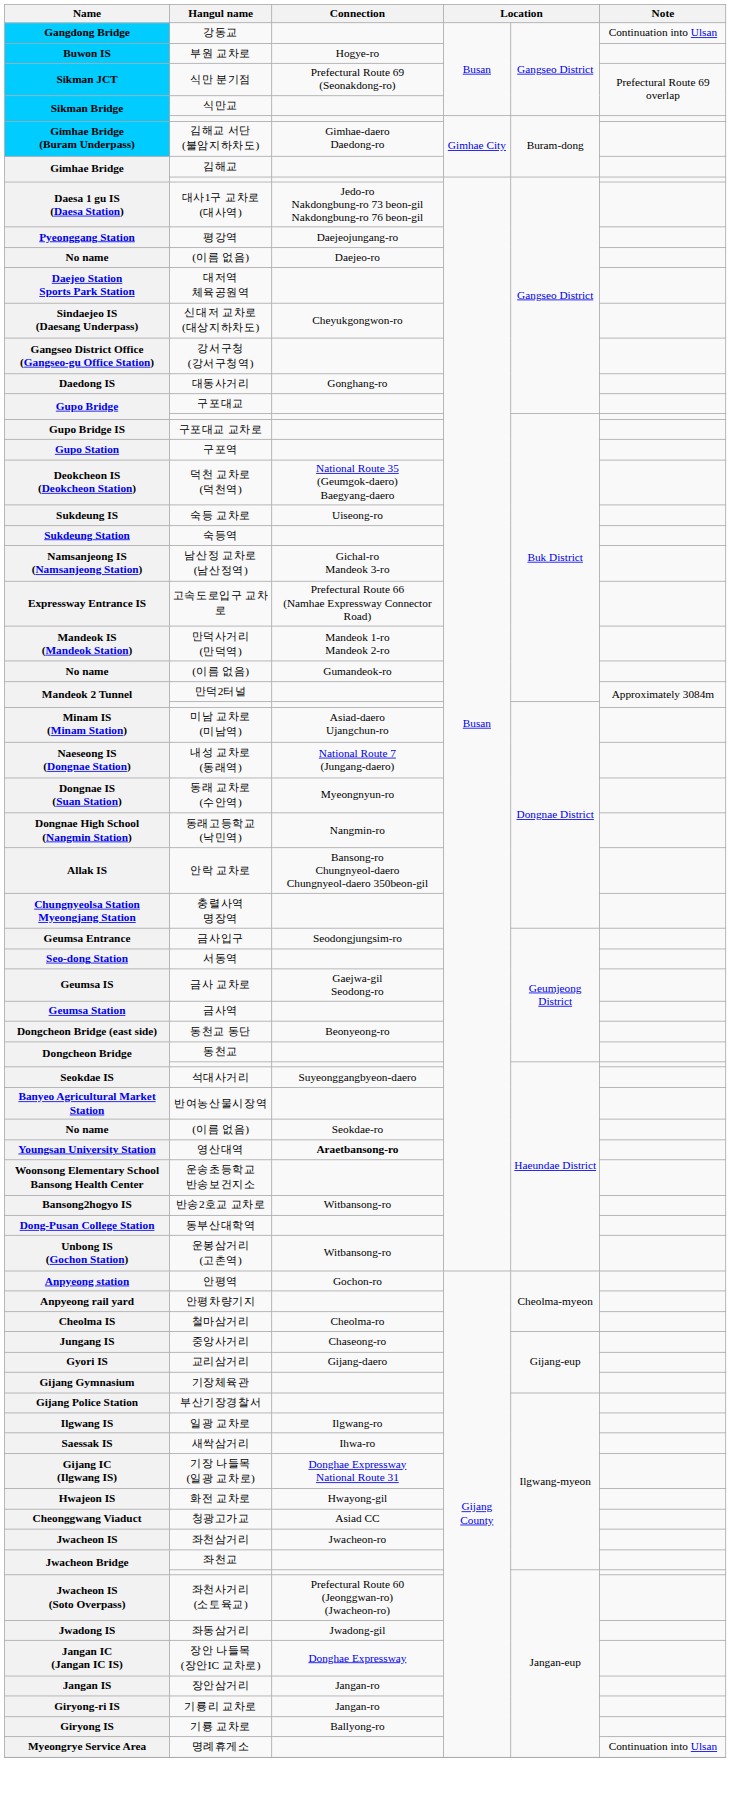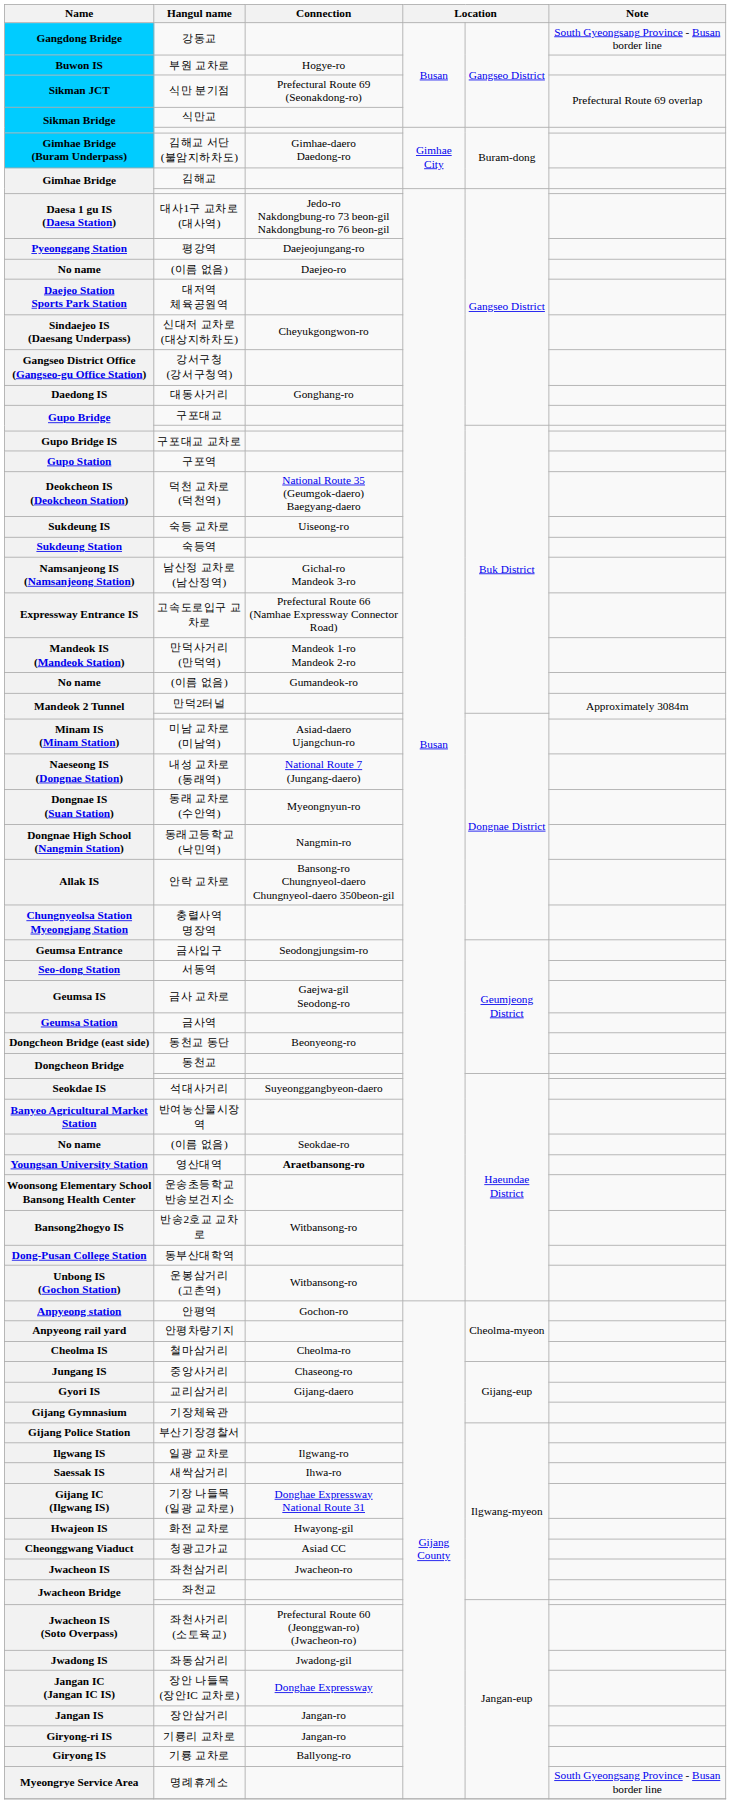(663, 32) Continuation into Ulsan -> (637, 38) South Gyeongsang Province - Busan border line
(663, 1746) Continuation into Ulsan -> (637, 1782) South Gyeongsang Province - Busan border line
